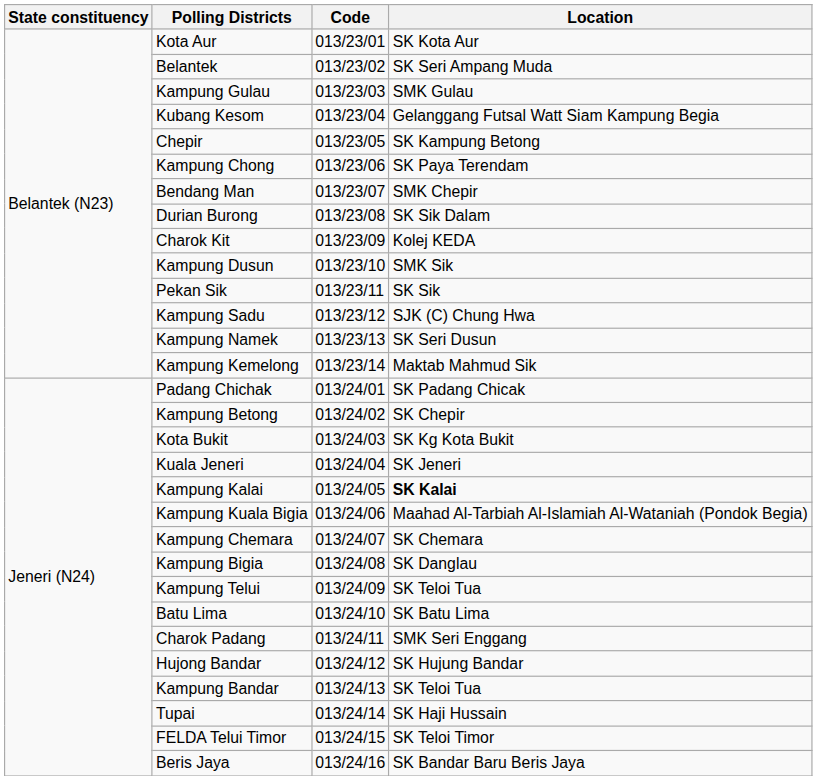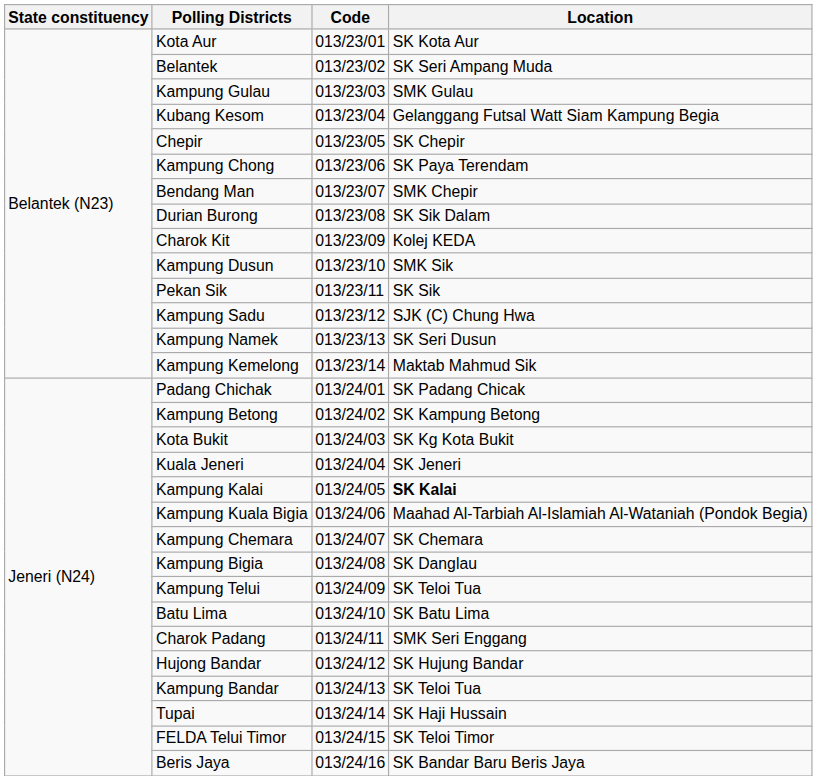(466, 141) SK Kampung Betong -> (429, 141) SK Chepir
(429, 414) SK Chepir -> (466, 414) SK Kampung Betong
